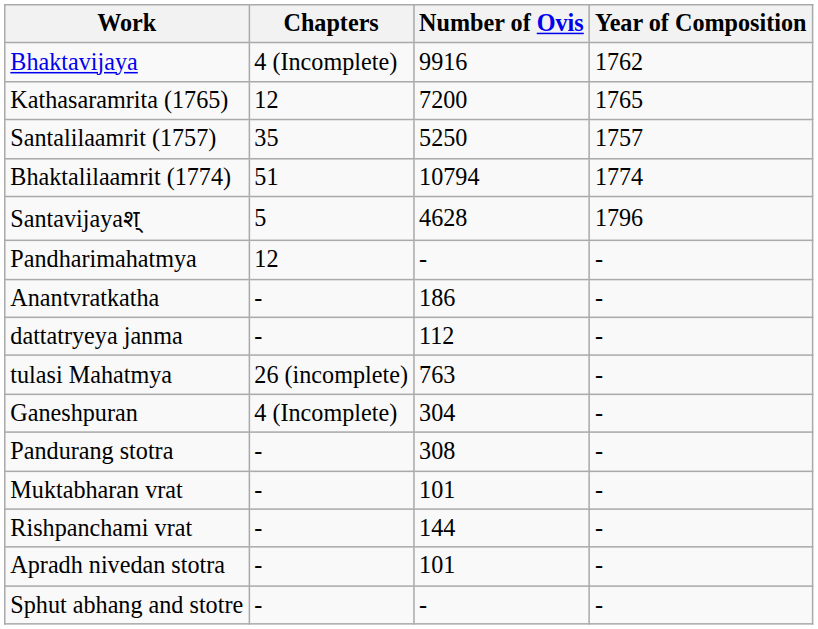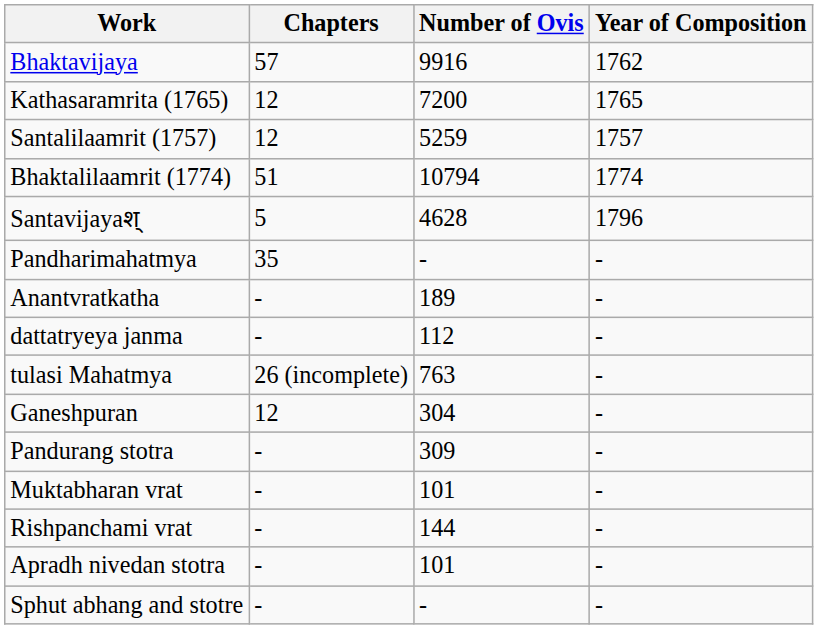(326, 61) 4 (Incomplete) -> (266, 61) 57
(266, 138) 35 -> (266, 138) 12
(443, 138) 5250 -> (443, 138) 5259
(266, 259) 12 -> (266, 259) 35
(437, 297) 186 -> (437, 297) 189
(326, 412) 4 (Incomplete) -> (266, 412) 12
(437, 451) 308 -> (437, 451) 309
